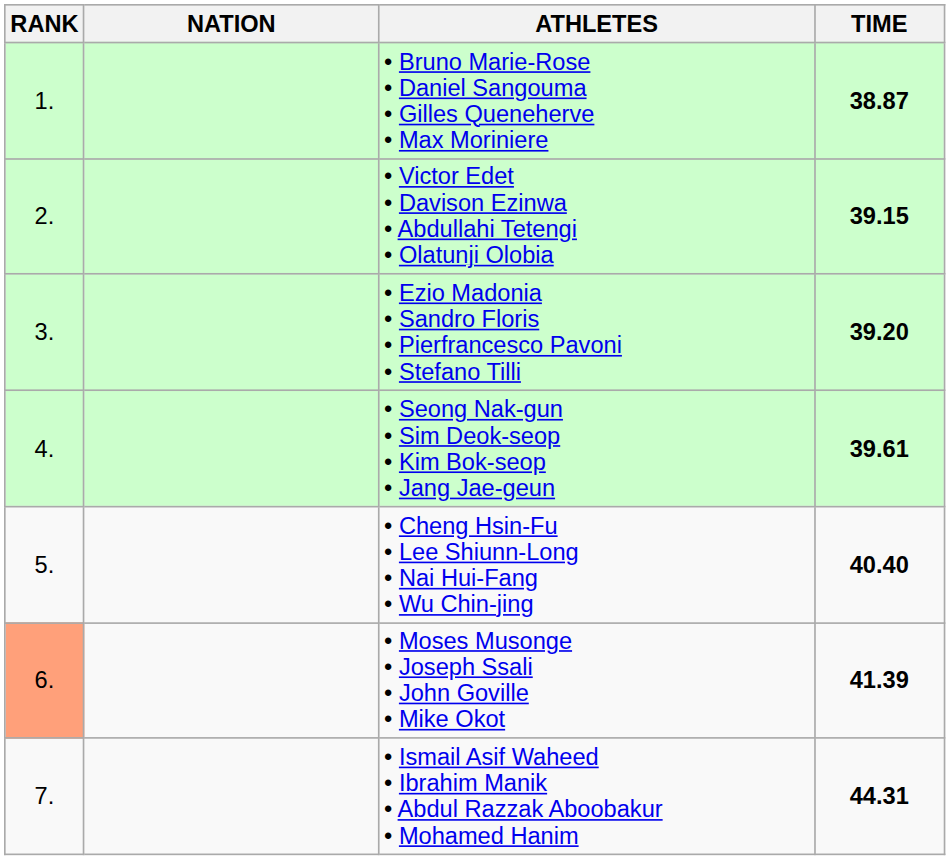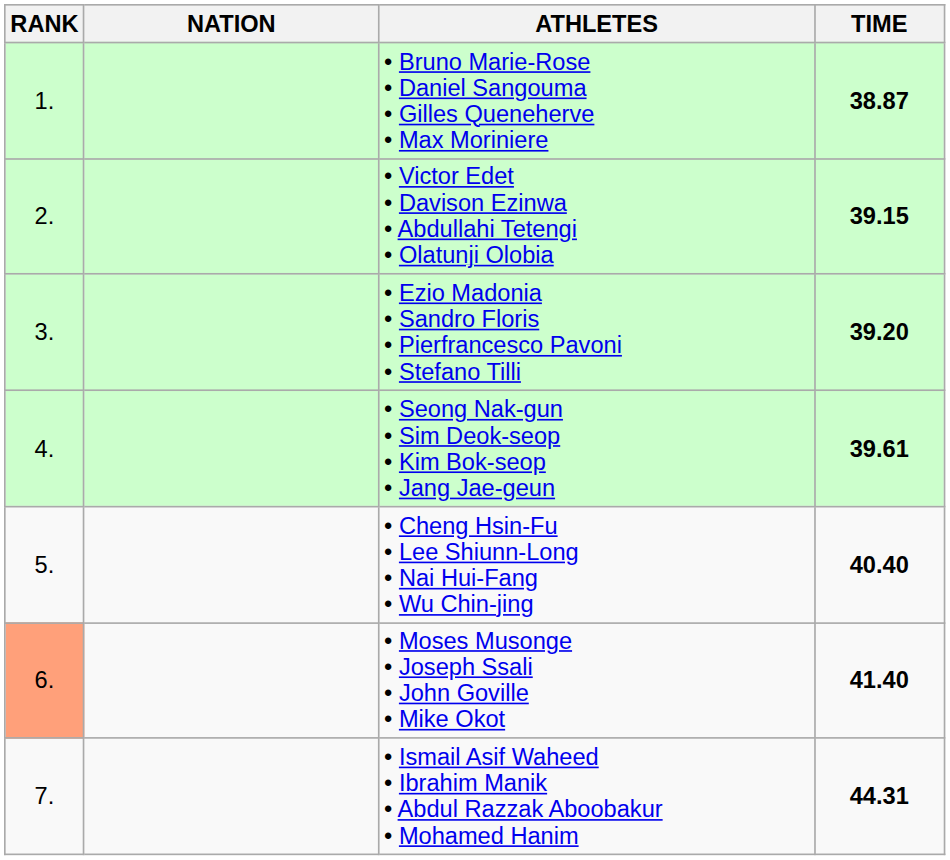(879, 681) 41.39 -> (879, 681) 41.40
